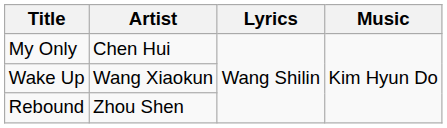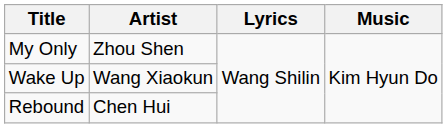(132, 48) Chen Hui -> (138, 48) Zhou Shen
(138, 107) Zhou Shen -> (132, 107) Chen Hui
